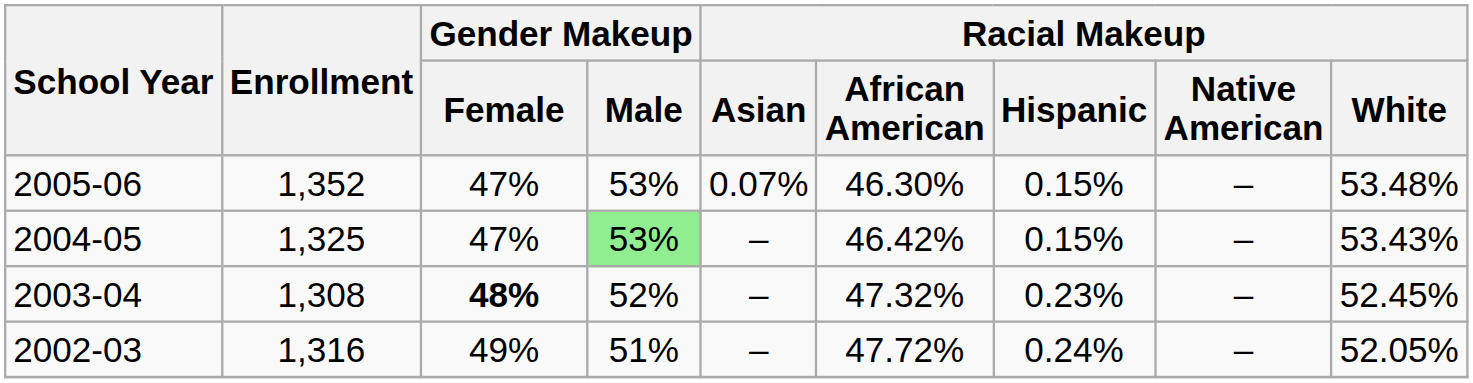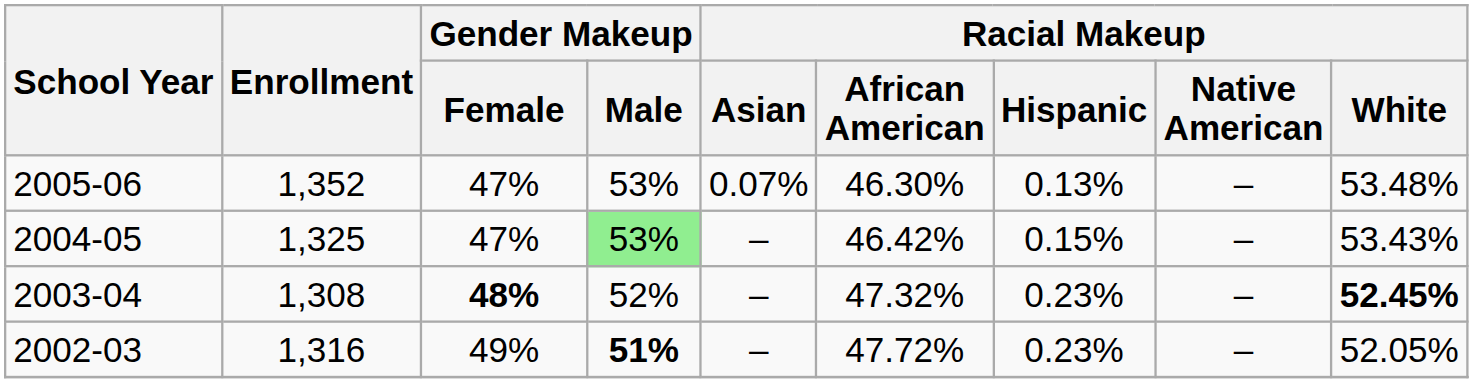(1074, 184) 0.15% -> (1074, 184) 0.13%
(1399, 295) normal -> (1399, 295) bold
(644, 350) normal -> (644, 350) bold
(1074, 350) 0.24% -> (1074, 350) 0.23%
